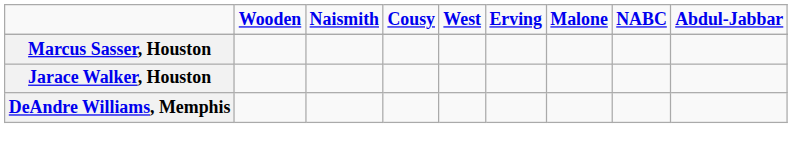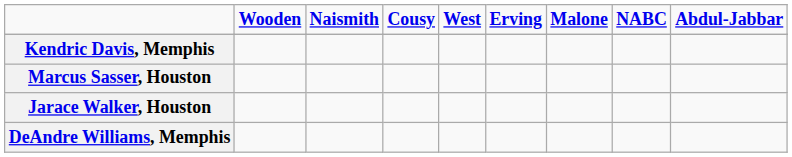+ row: (120, 49)
